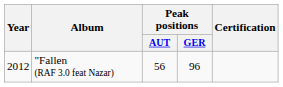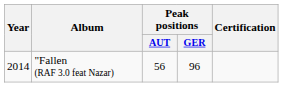(18, 66) 2012 -> (18, 66) 2014
